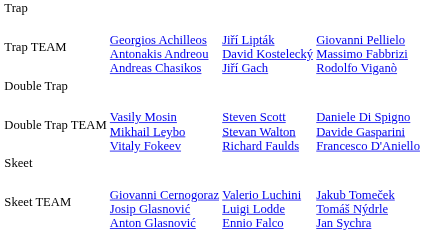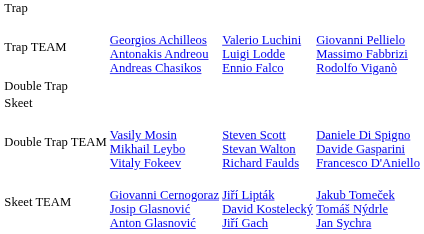(268, 54) Jiří Lipták David Kostelecký Jiří Gach -> (262, 54) Valerio Luchini Luigi Lodde Ennio Falco
rows swapped: (56, 124) <-> (18, 163)
(262, 209) Valerio Luchini Luigi Lodde Ennio Falco -> (268, 209) Jiří Lipták David Kostelecký Jiří Gach
